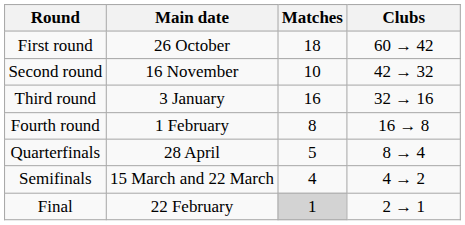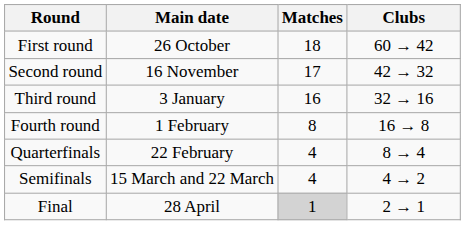(312, 71) 10 -> (312, 71) 17
(192, 152) 28 April -> (192, 152) 22 February
(312, 152) 5 -> (312, 152) 4
(192, 206) 22 February -> (192, 206) 28 April
